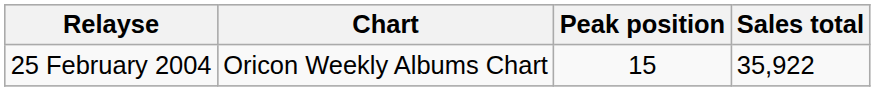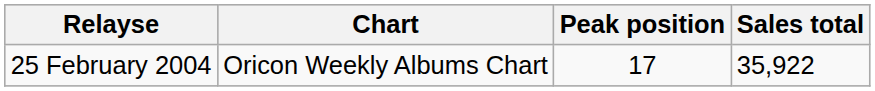(642, 65) 15 -> (642, 65) 17
